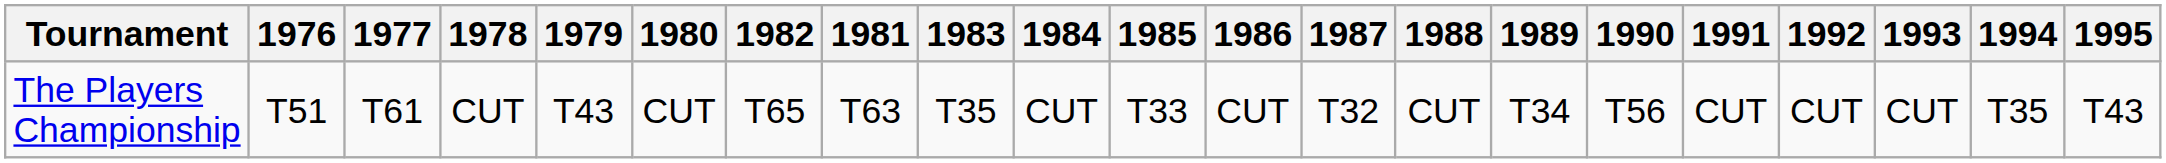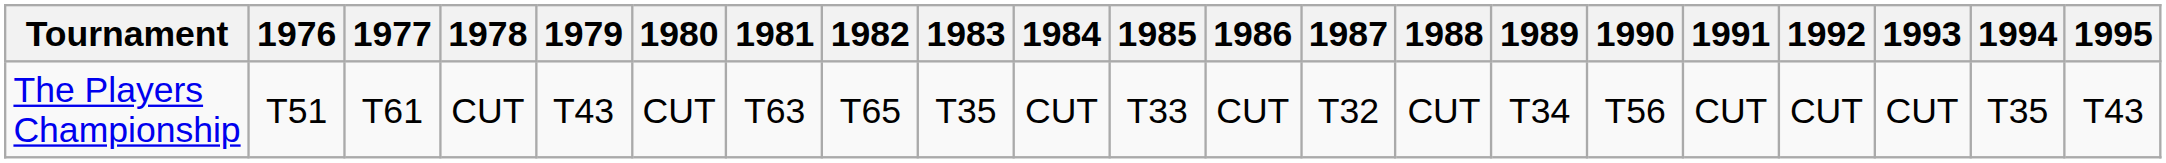columns swapped: (870, 34) <-> (775, 34)
